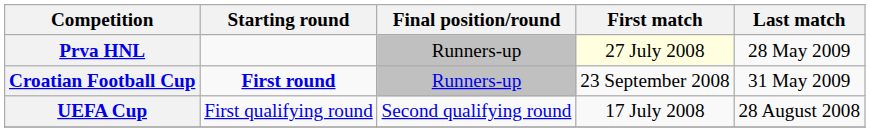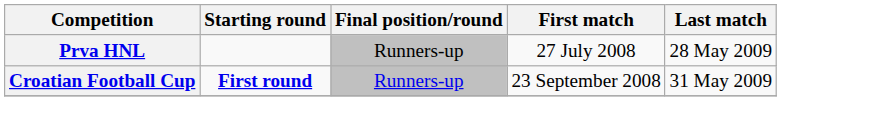(655, 50) lightyellow background -> (586, 50) no background
- row: (102, 111)
